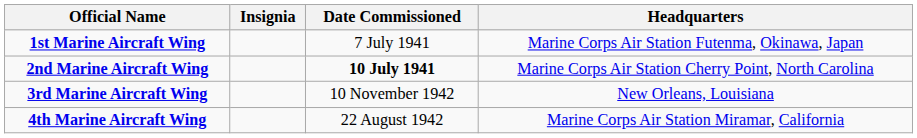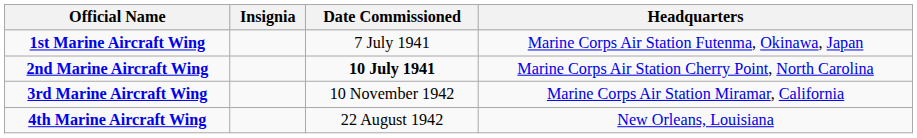(696, 94) New Orleans, Louisiana -> (696, 94) Marine Corps Air Station Miramar, California
(696, 119) Marine Corps Air Station Miramar, California -> (696, 119) New Orleans, Louisiana
